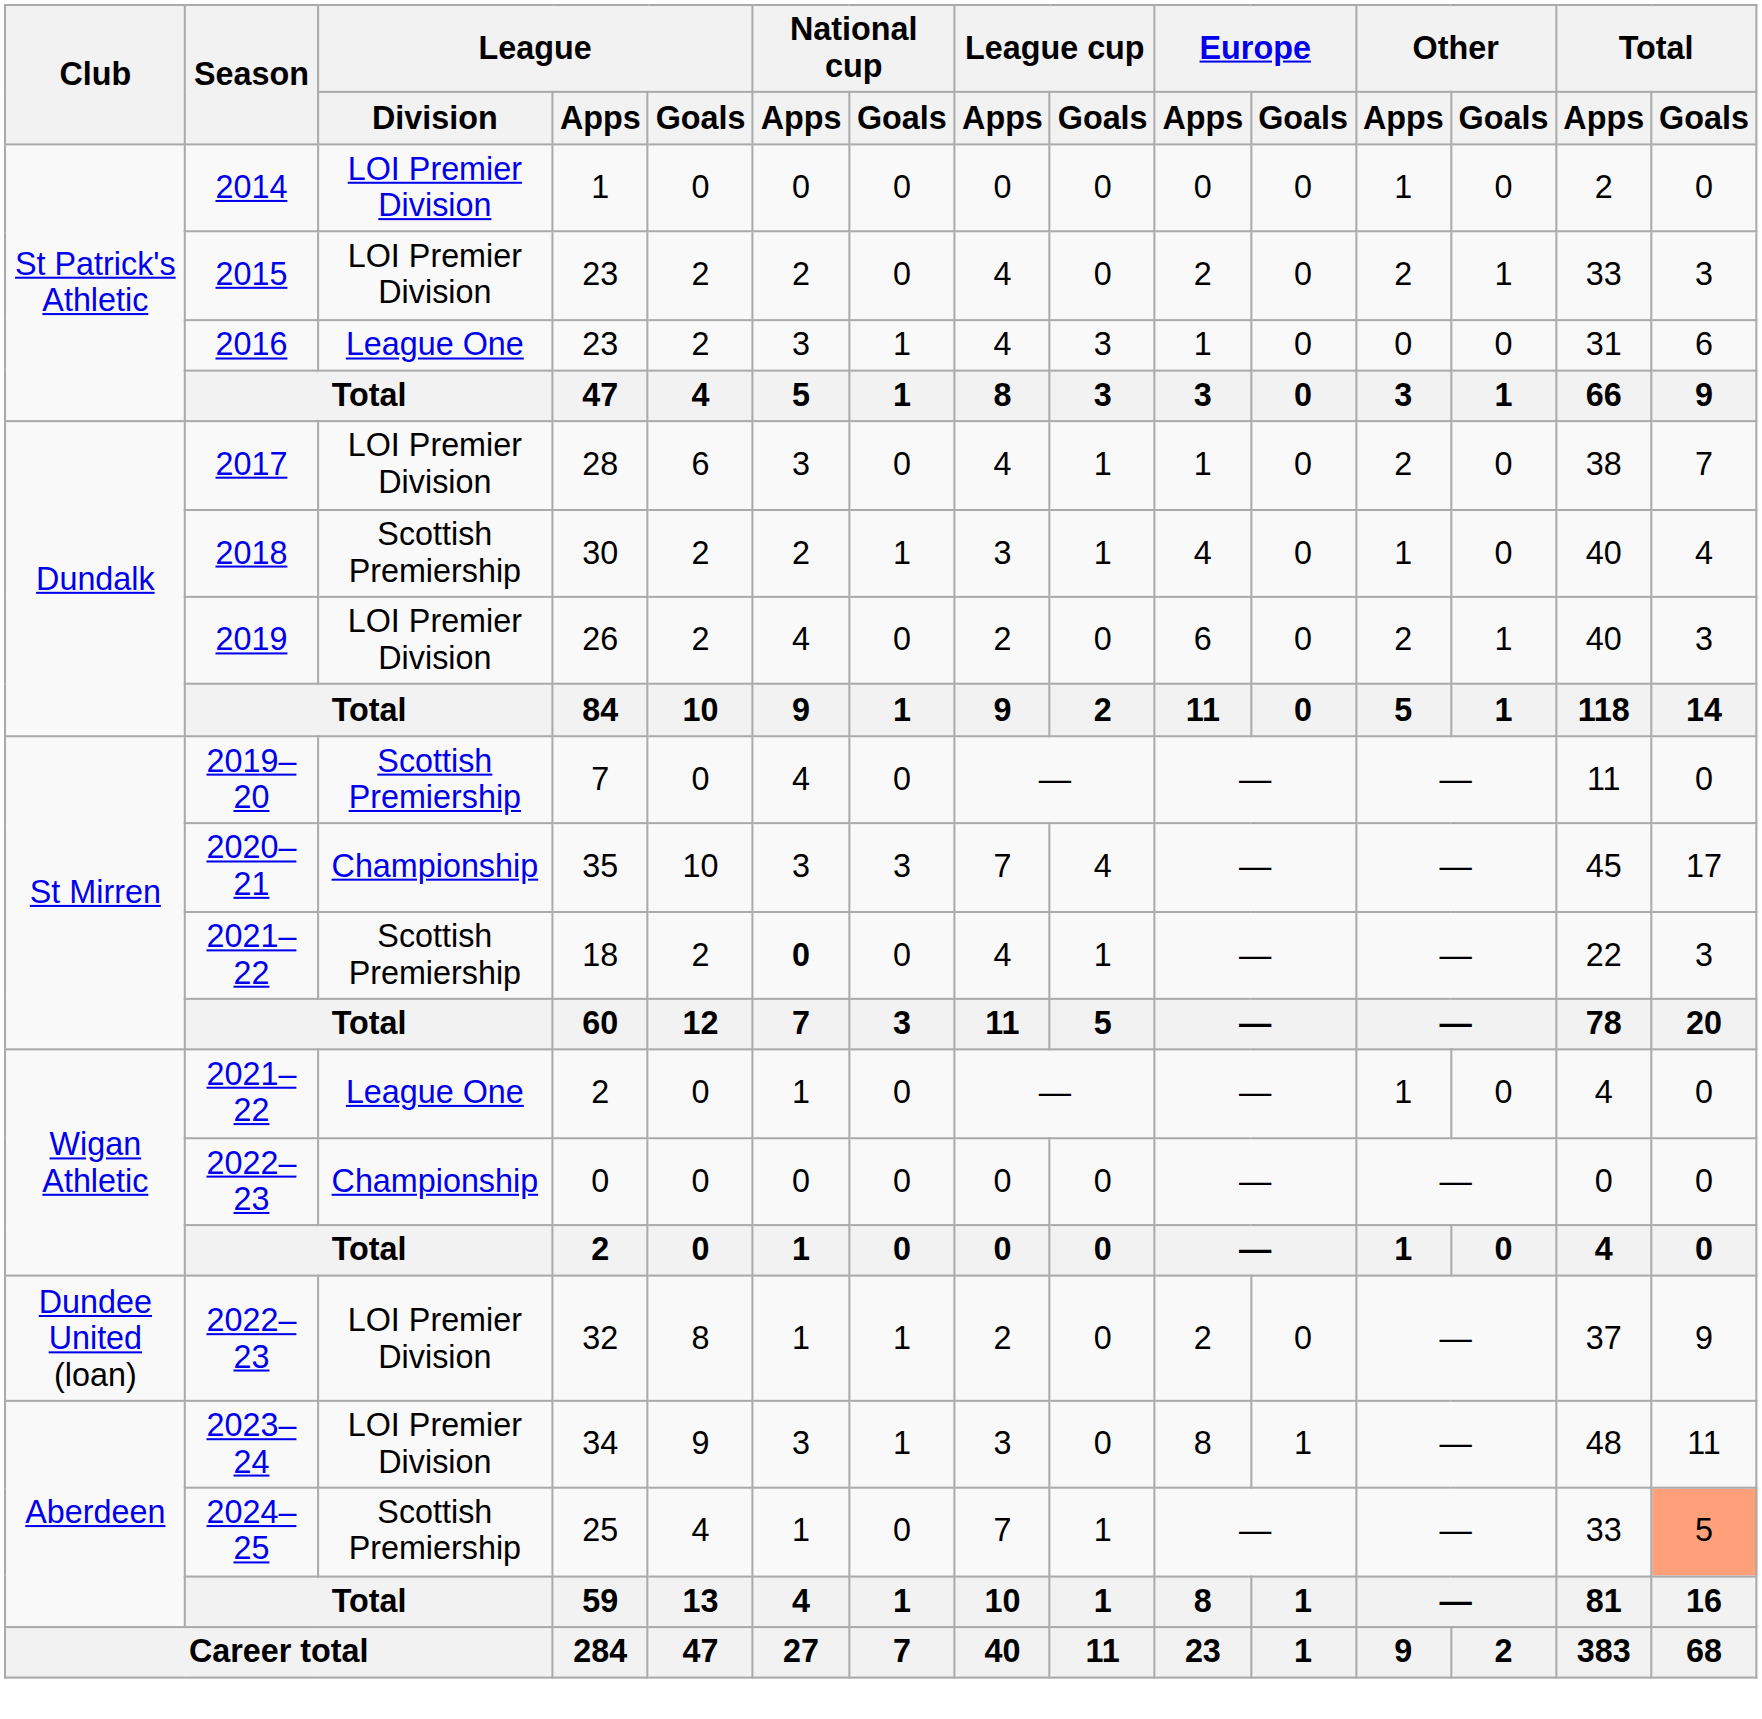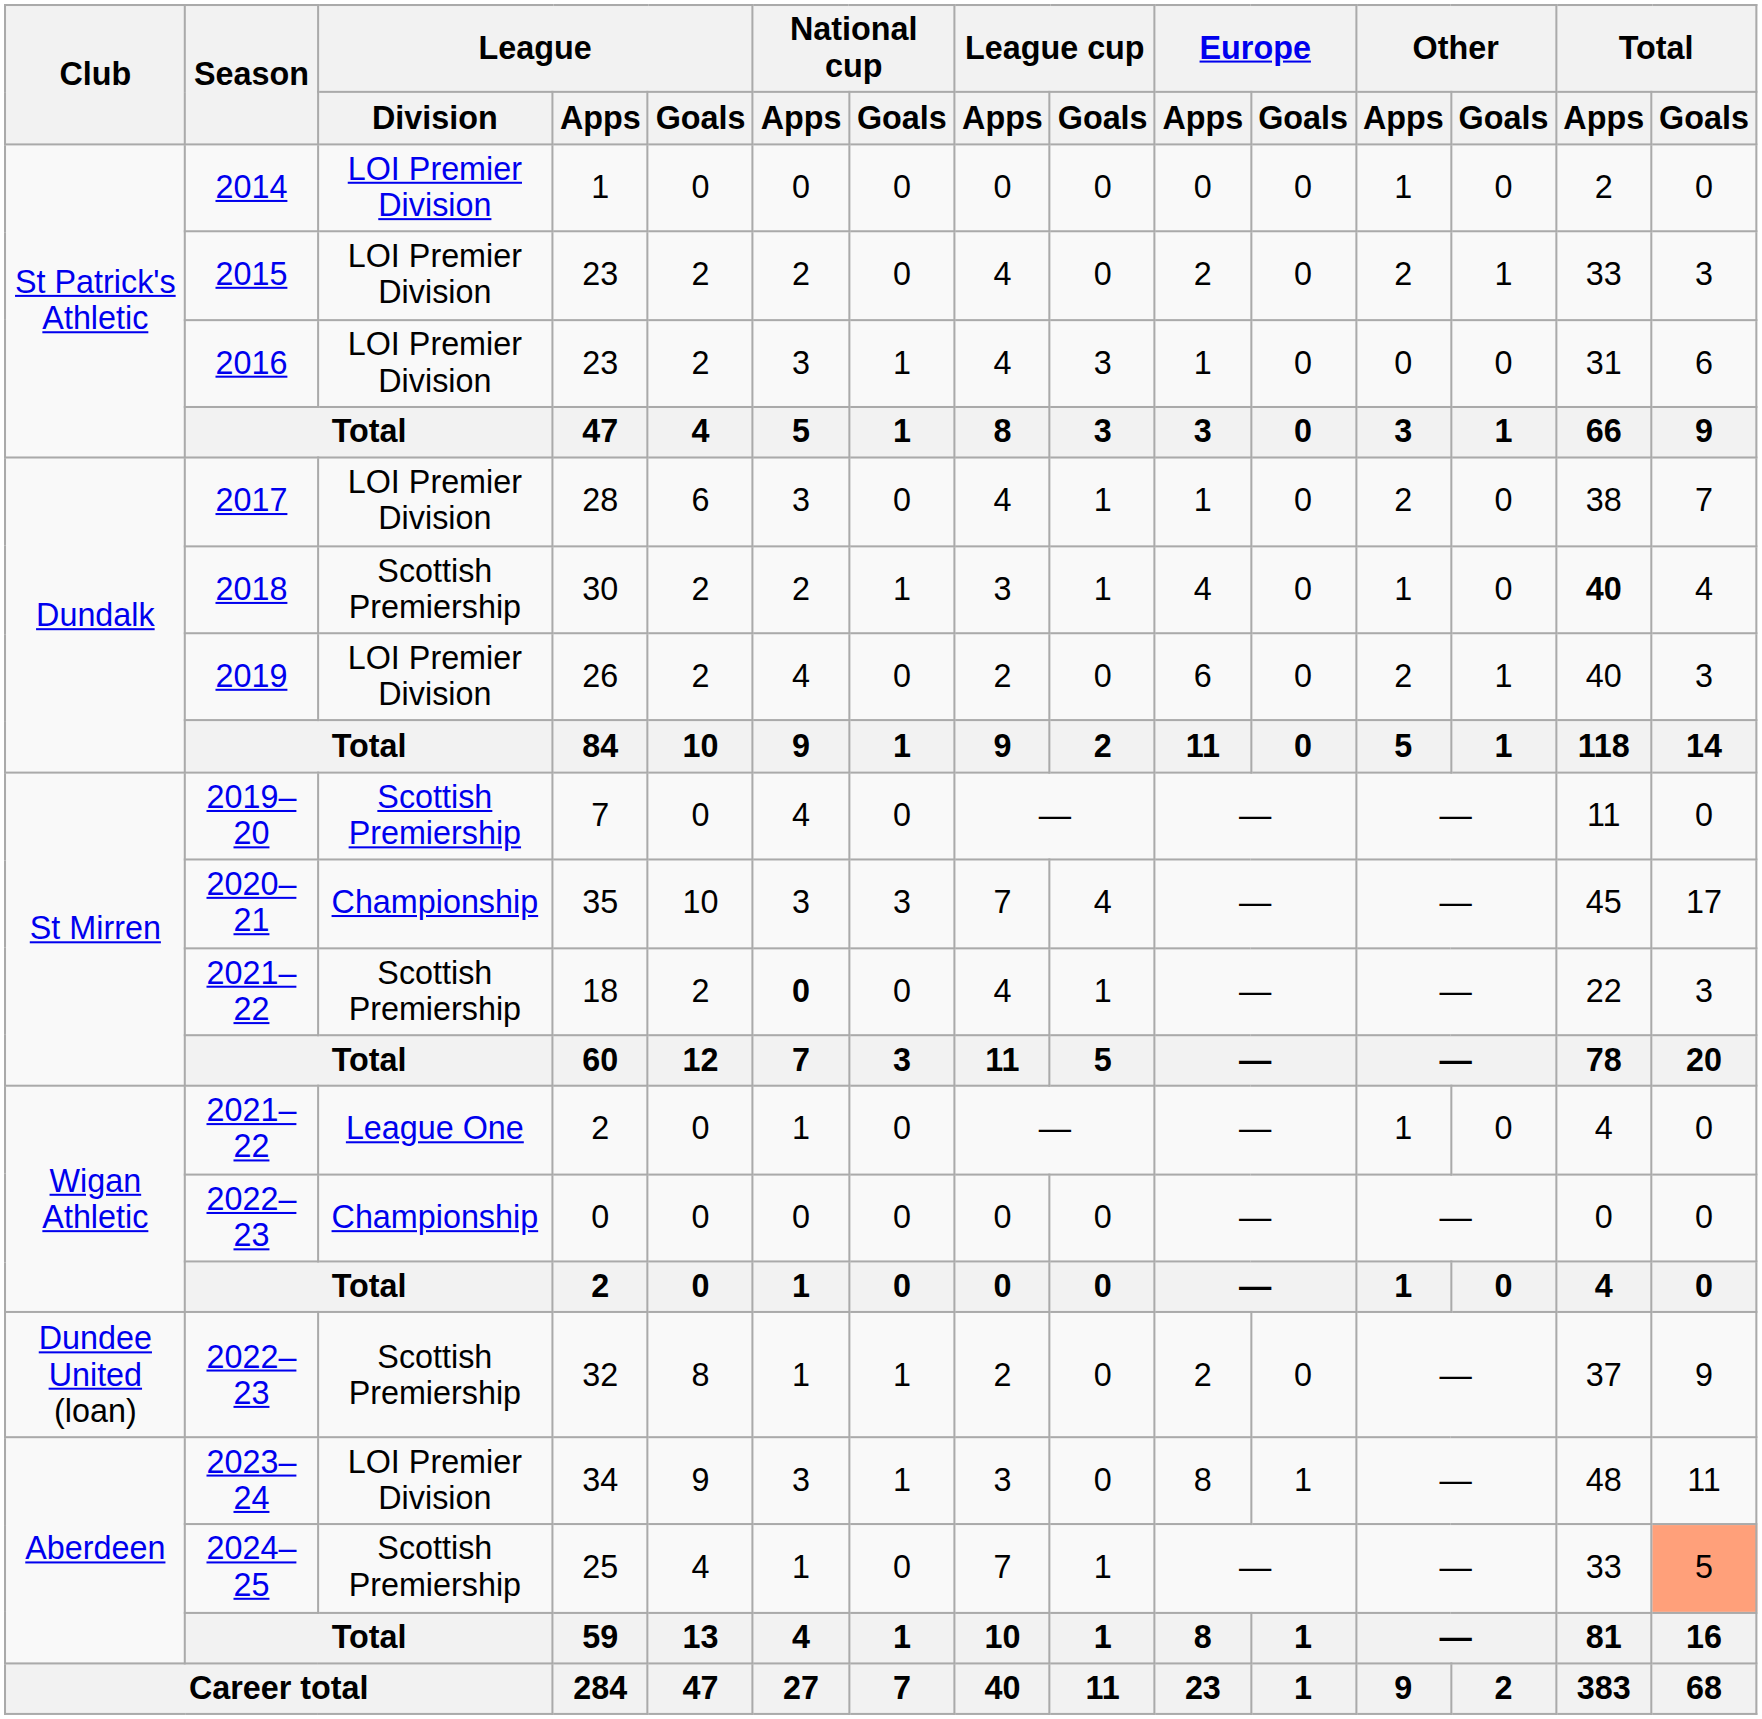(435, 344) League One -> (435, 362) LOI Premier Division
(1604, 552) normal -> (1604, 588) bold
(435, 1337) LOI Premier Division -> (435, 1374) Scottish Premiership
